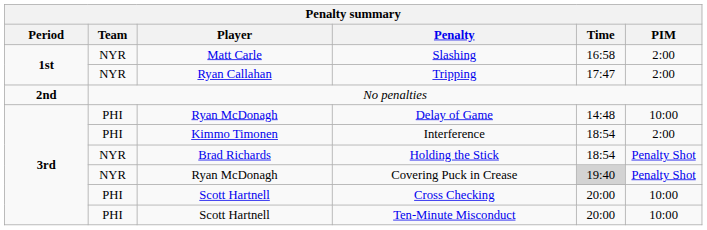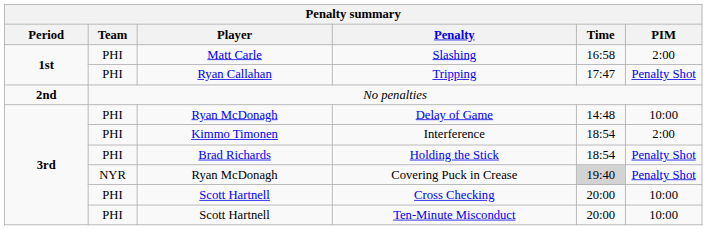(113, 54) NYR -> (113, 54) PHI
(113, 74) NYR -> (113, 74) PHI
(664, 74) 2:00 -> (664, 74) Penalty Shot
(113, 154) NYR -> (113, 154) PHI
